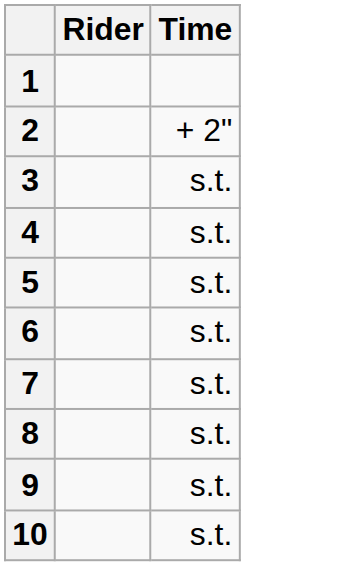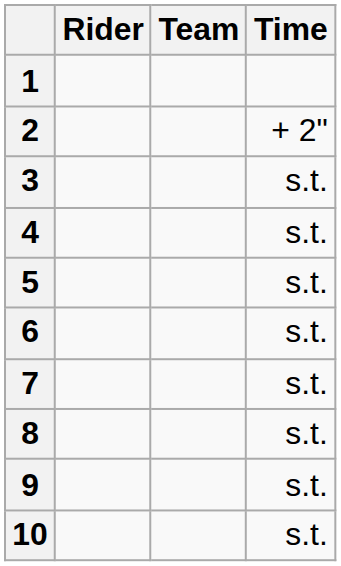+ column: (199, 29)
